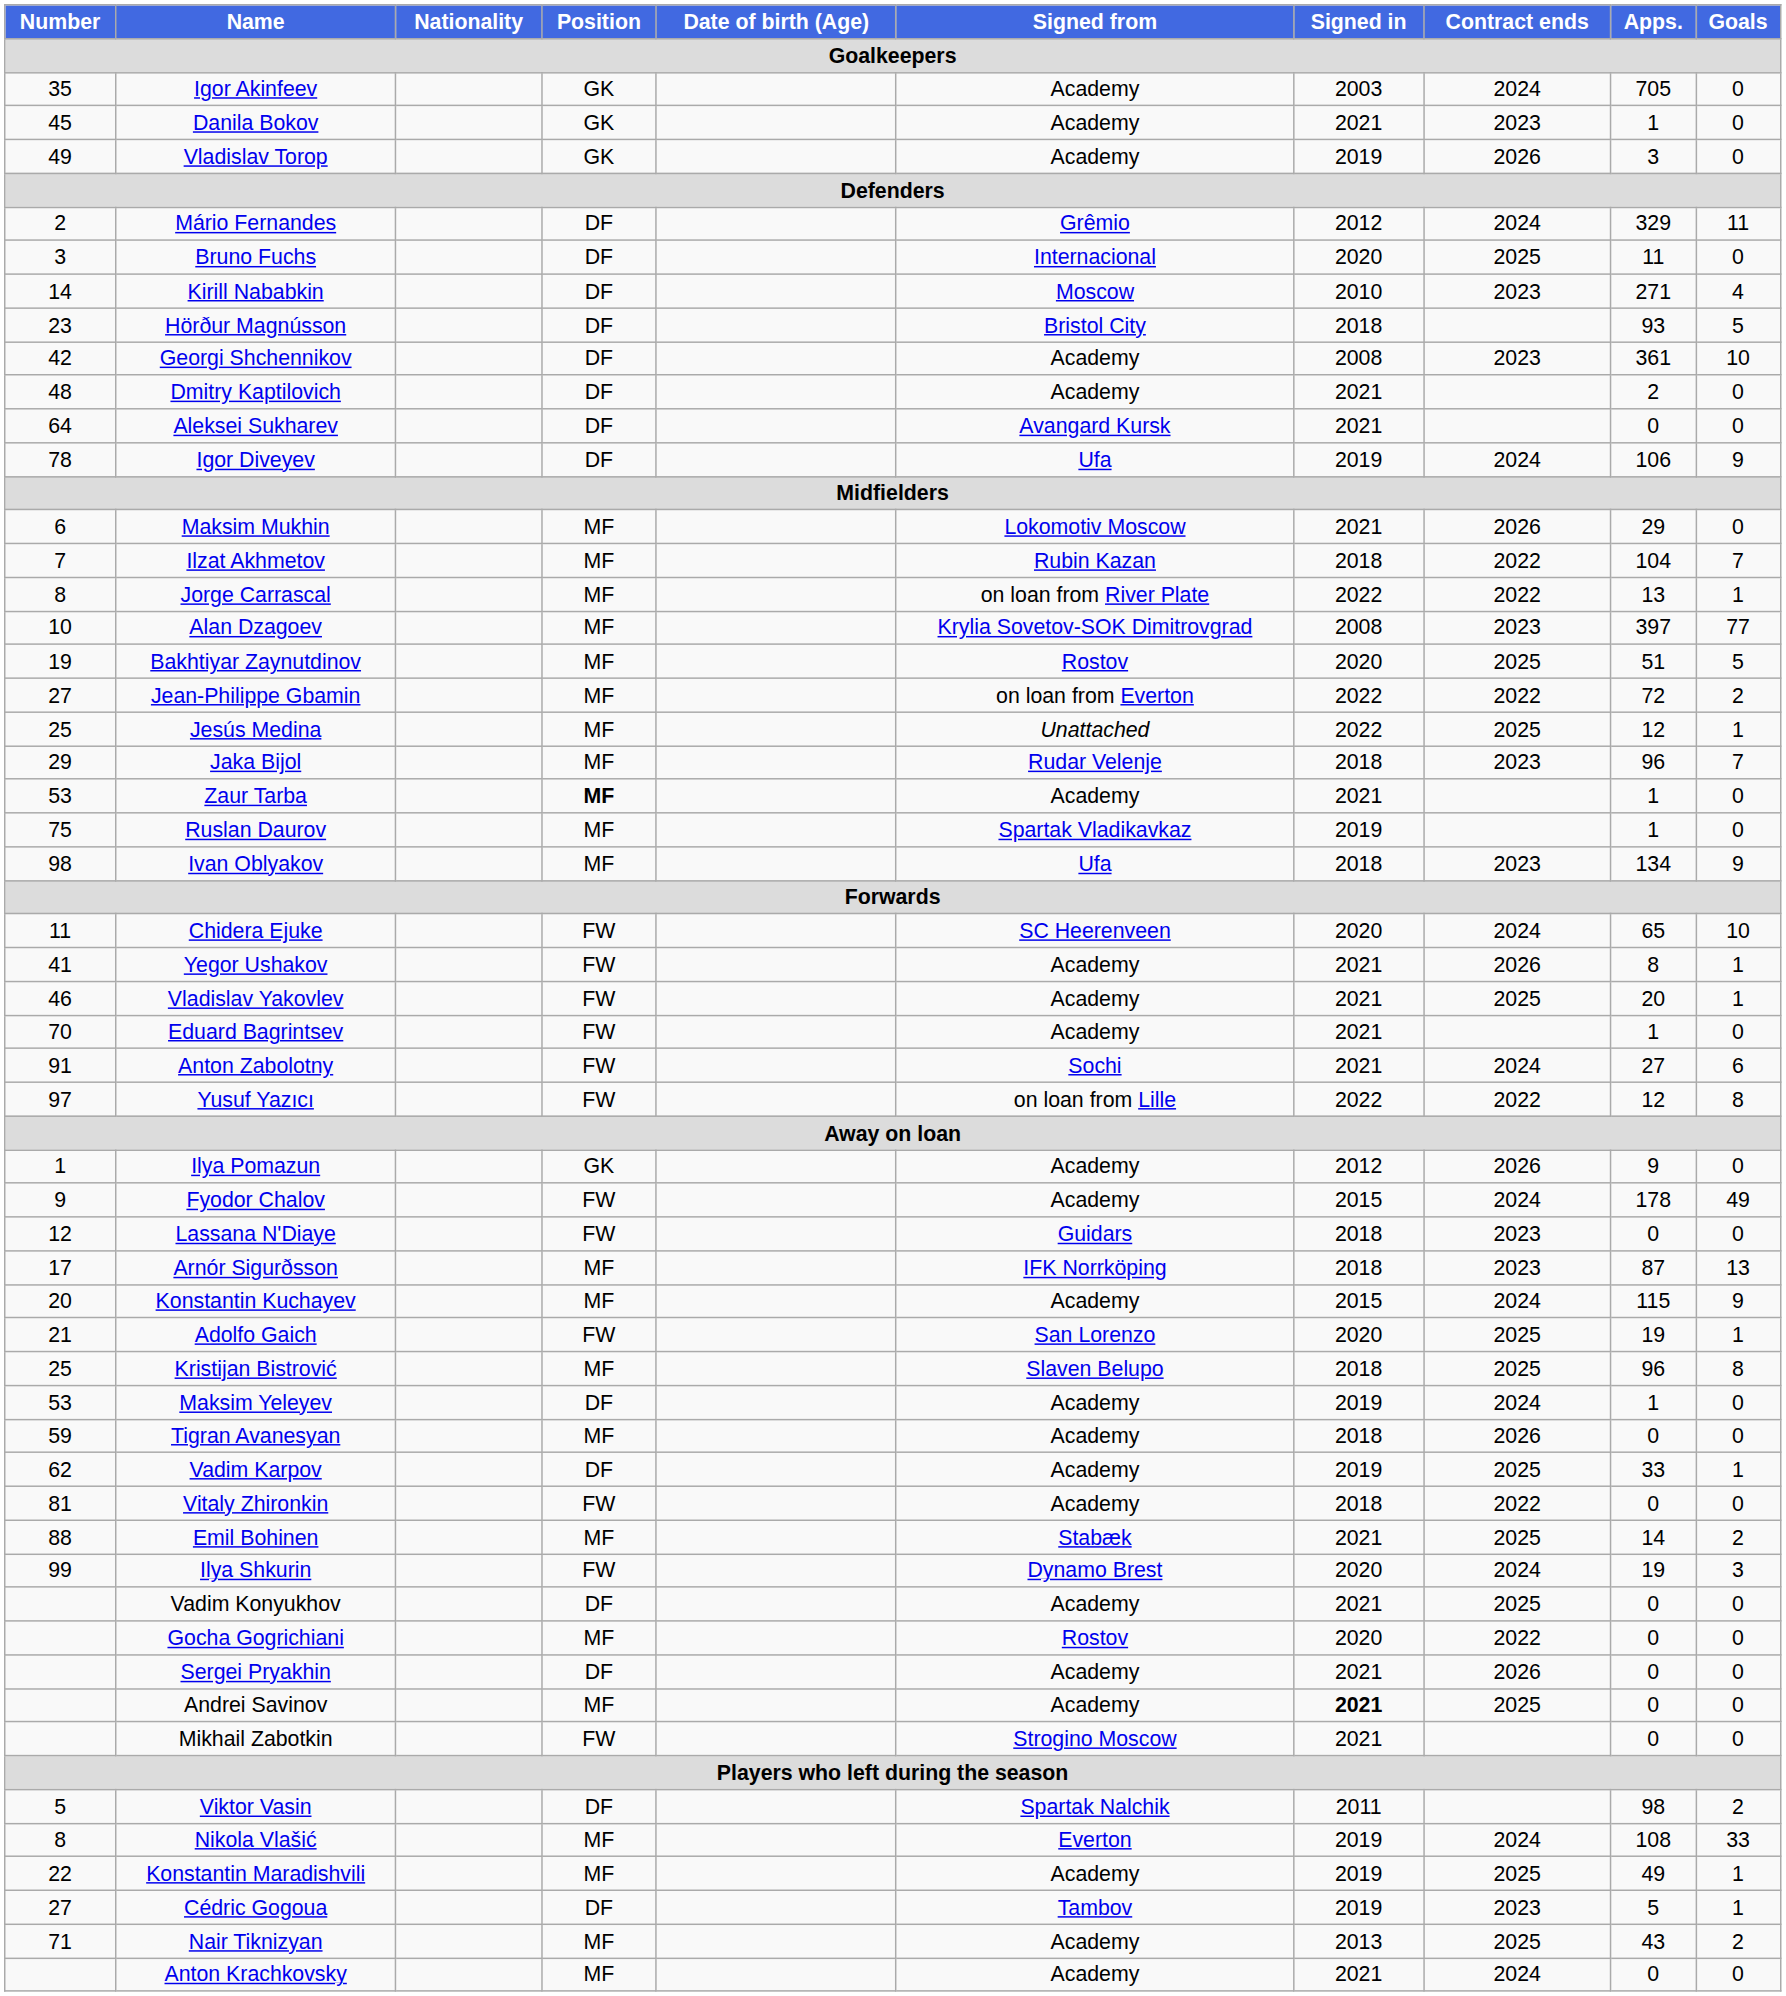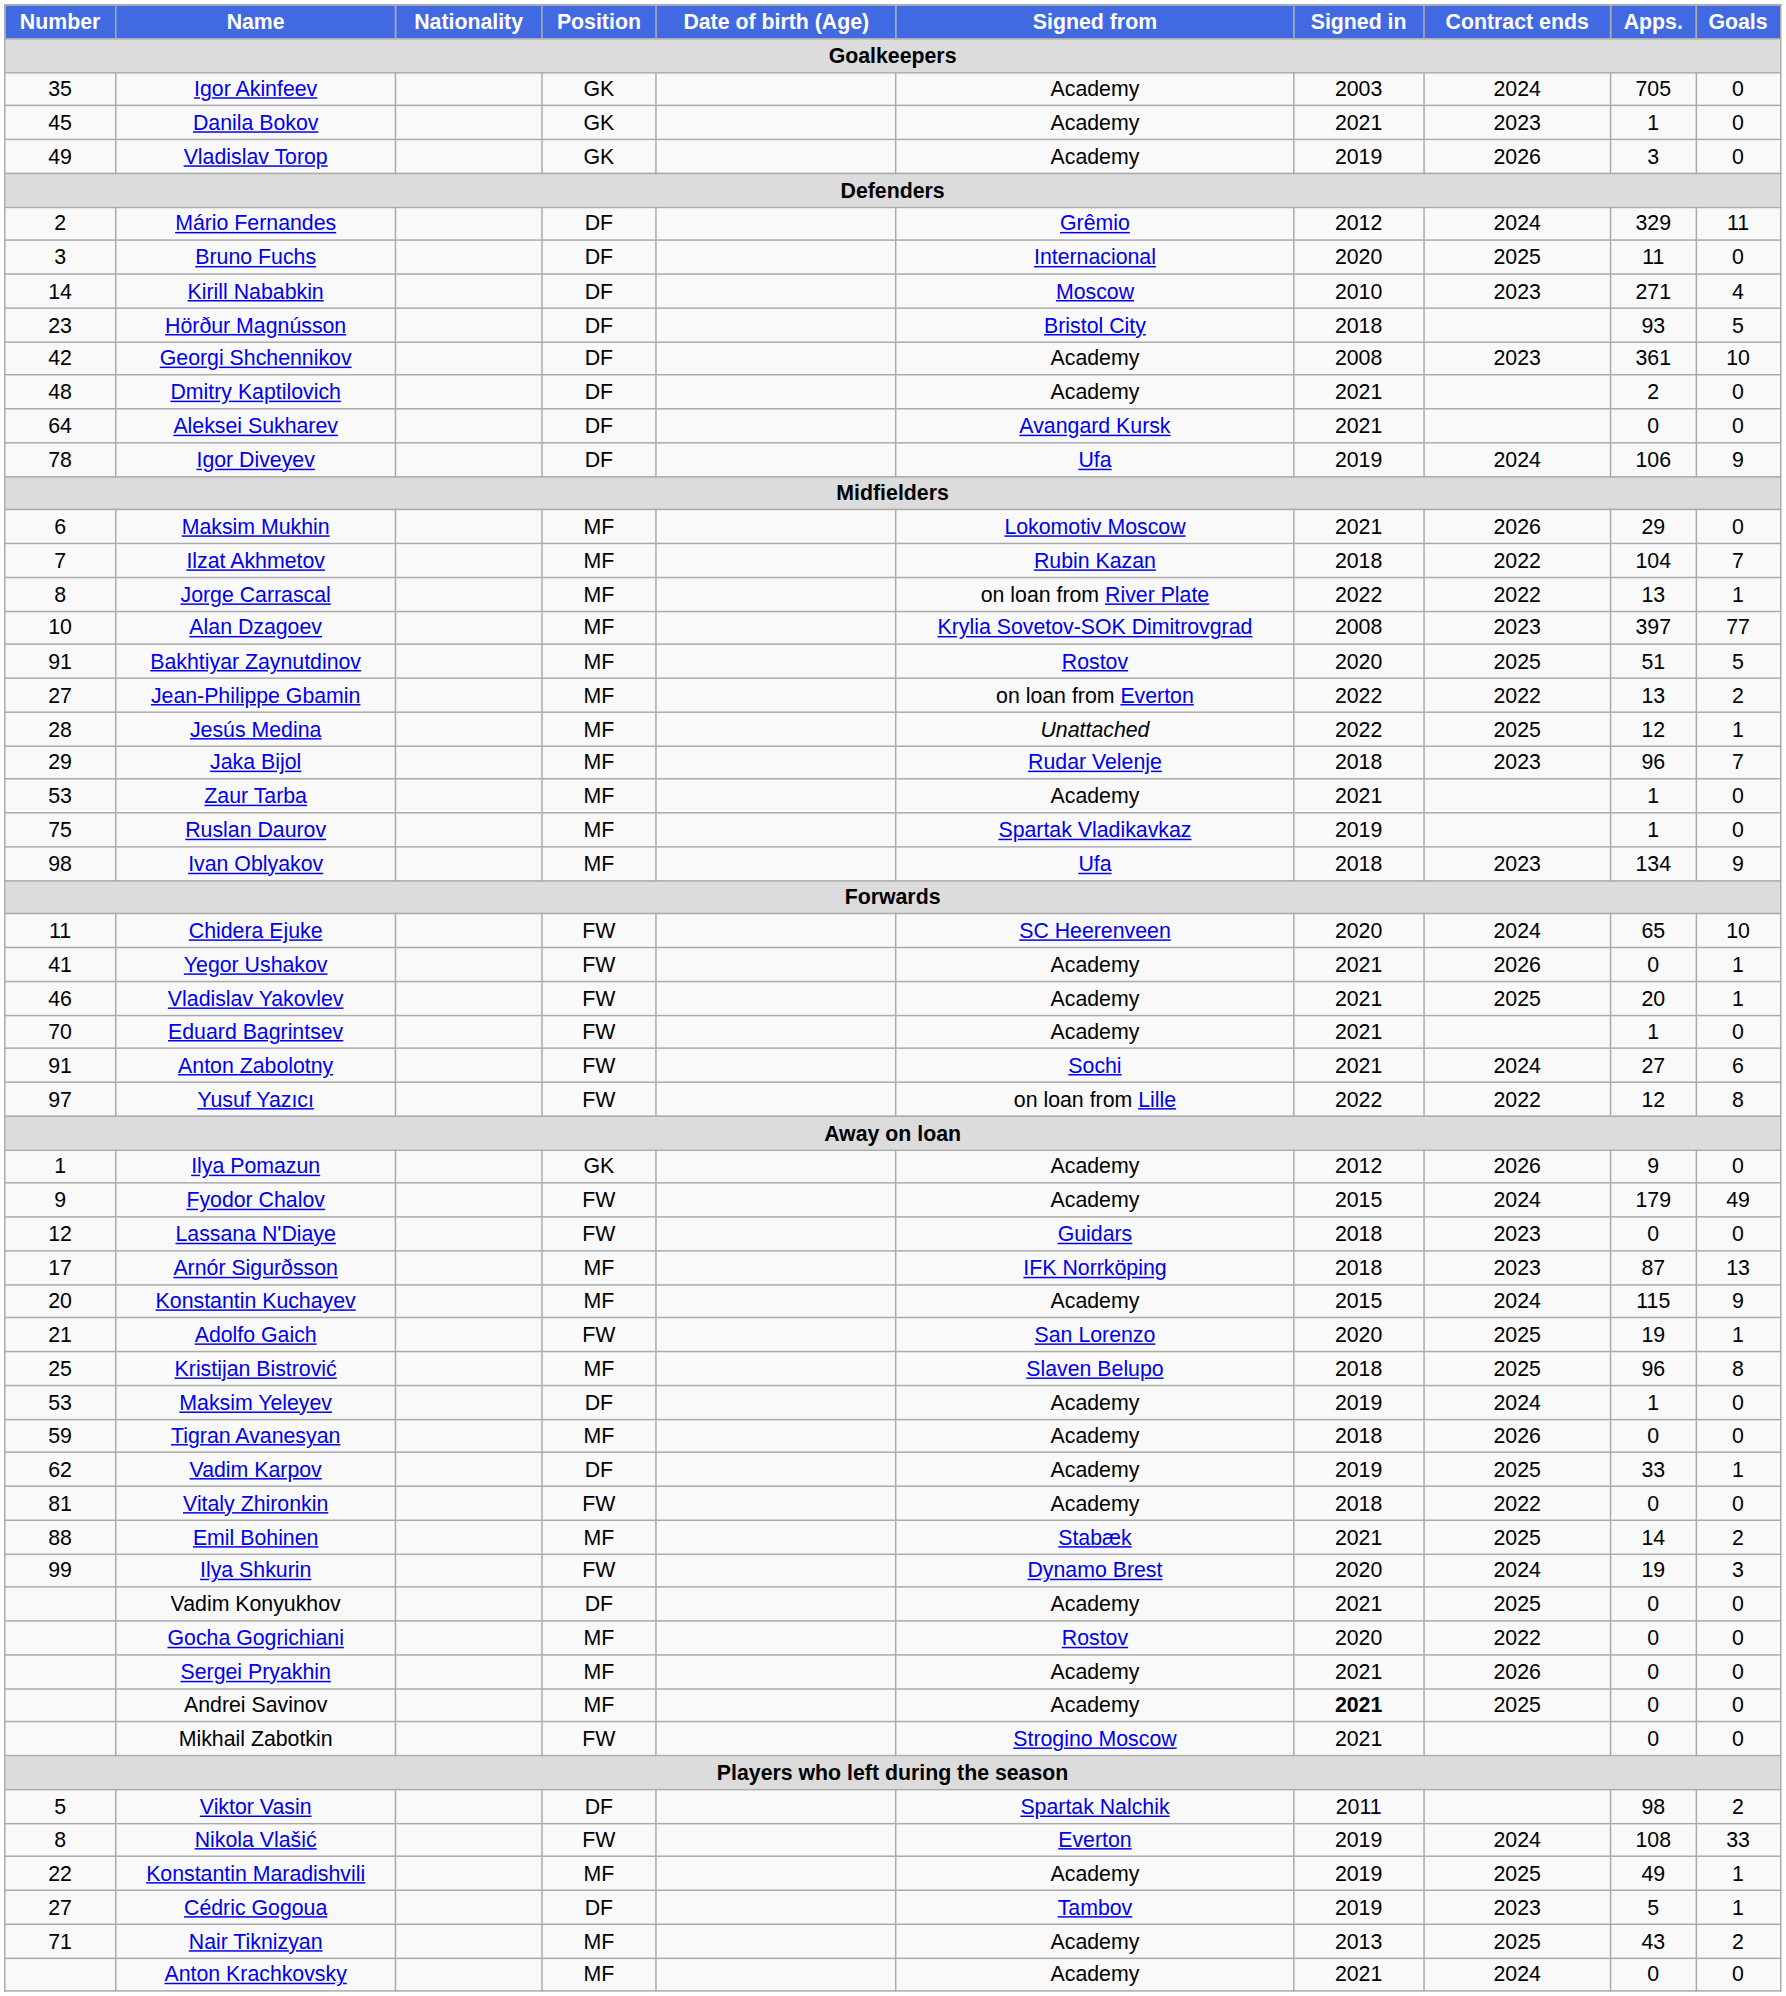(60, 662) 19 -> (60, 662) 91
(1653, 695) 72 -> (1653, 695) 13
(60, 729) 25 -> (60, 729) 28
(599, 796) bold -> (599, 796) normal
(1653, 965) 8 -> (1653, 965) 0
(1653, 1200) 178 -> (1653, 1200) 179
(599, 1672) DF -> (599, 1672) MF
(599, 1840) MF -> (599, 1840) FW
